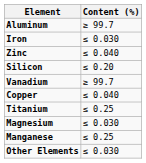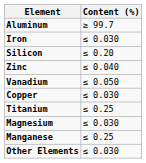rows swapped: (24, 67) <-> (17, 53)
(98, 81) ≥ 99.7 -> (101, 81) ≤ 0.050
(101, 95) ≤ 0.040 -> (101, 95) ≤ 0.030
